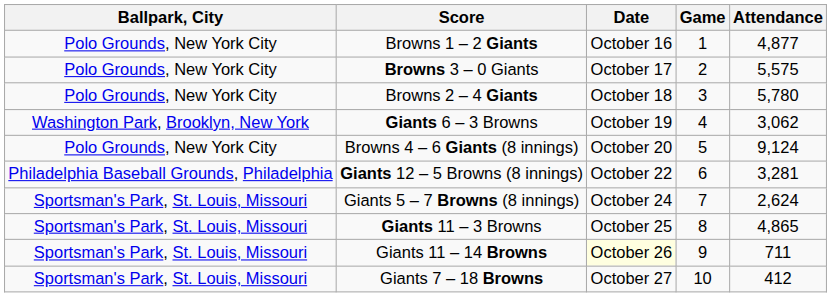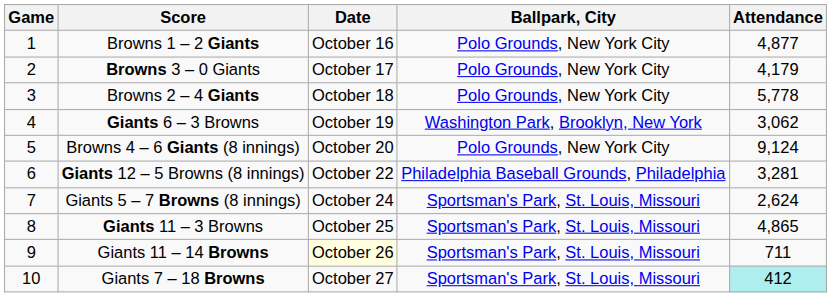columns swapped: (703, 17) <-> (170, 17)
(778, 69) 5,575 -> (778, 69) 4,179
(778, 95) 5,780 -> (778, 95) 5,778
(778, 278) no background -> (778, 278) paleturquoise background
